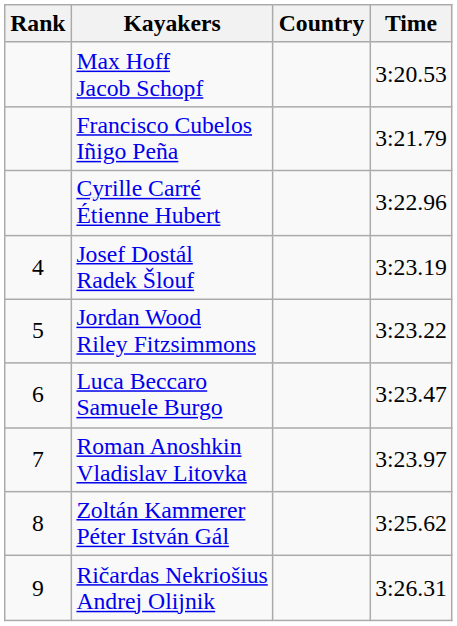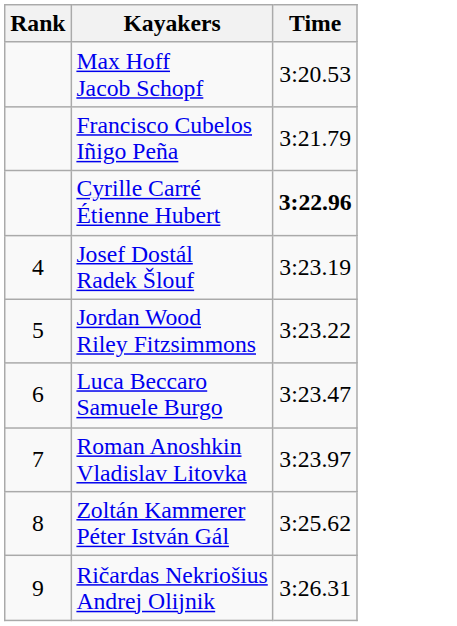- column: (321, 23)
(411, 202) normal -> (315, 202) bold
